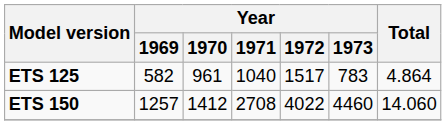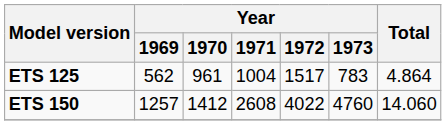(159, 76) 582 -> (159, 76) 562
(256, 76) 1040 -> (256, 76) 1004
(256, 104) 2708 -> (256, 104) 2608
(353, 104) 4460 -> (353, 104) 4760
